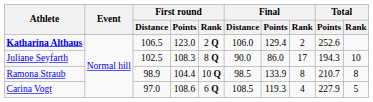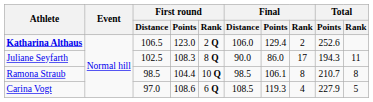(356, 58) 10 -> (356, 58) 11
(152, 74) 98.9 -> (152, 74) 98.5
(275, 74) 133.9 -> (275, 74) 106.1
